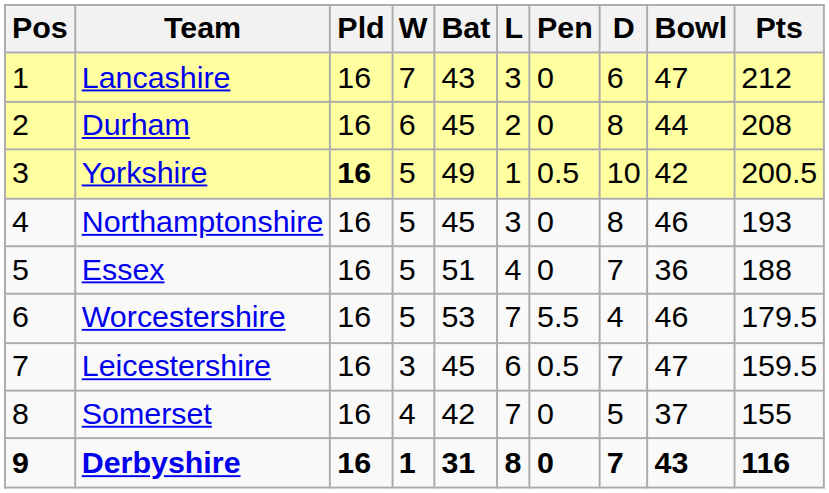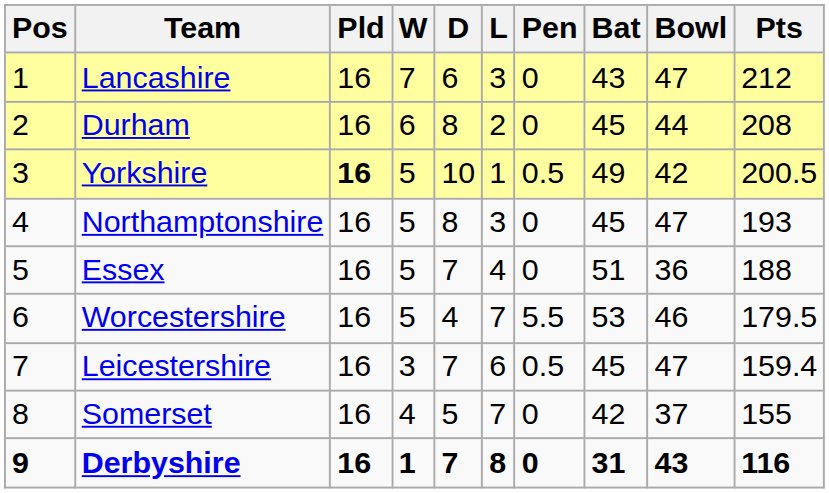columns swapped: (624, 28) <-> (466, 28)
(671, 221) 46 -> (671, 221) 47
(779, 366) 159.5 -> (779, 366) 159.4
